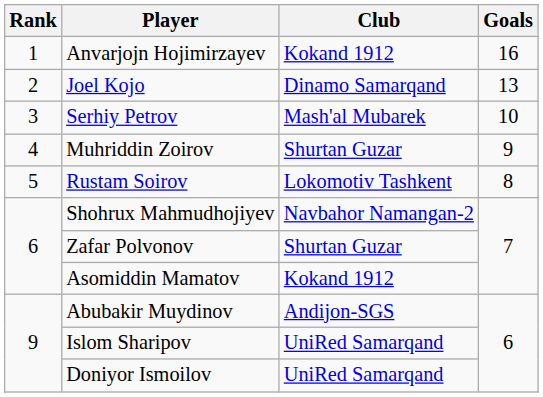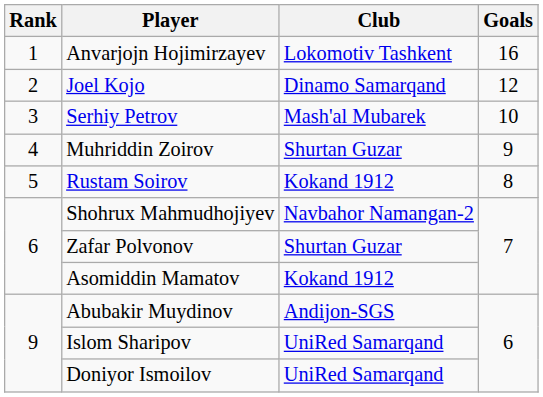(339, 52) Kokand 1912 -> (368, 52) Lokomotiv Tashkent
(508, 85) 13 -> (508, 85) 12
(368, 181) Lokomotiv Tashkent -> (339, 181) Kokand 1912
